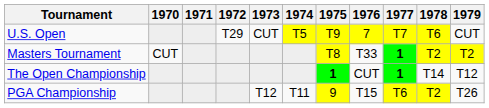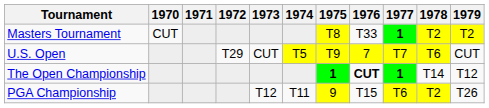rows swapped: (64, 54) <-> (36, 34)
(366, 74) normal -> (366, 74) bold
